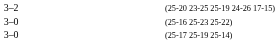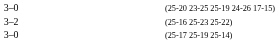(11, 8) 3–2 -> (11, 8) 3–0
(11, 21) 3–0 -> (11, 21) 3–2
